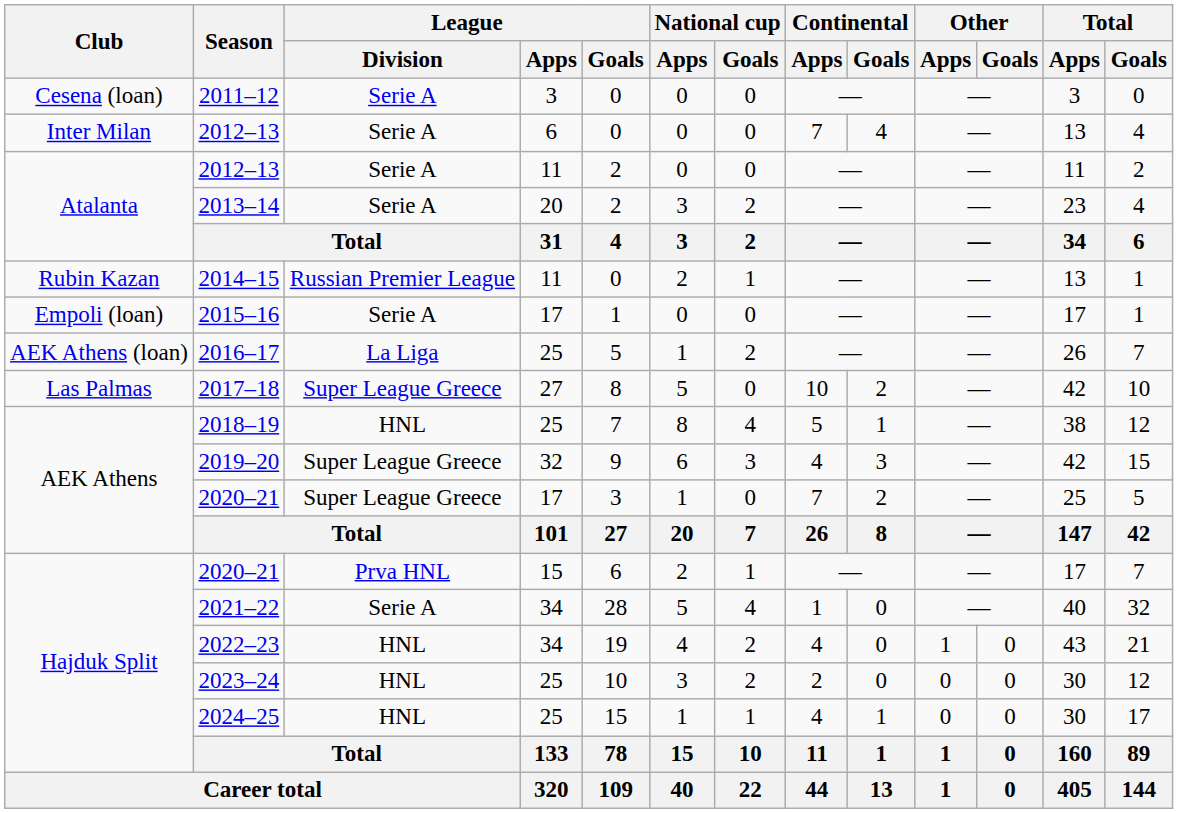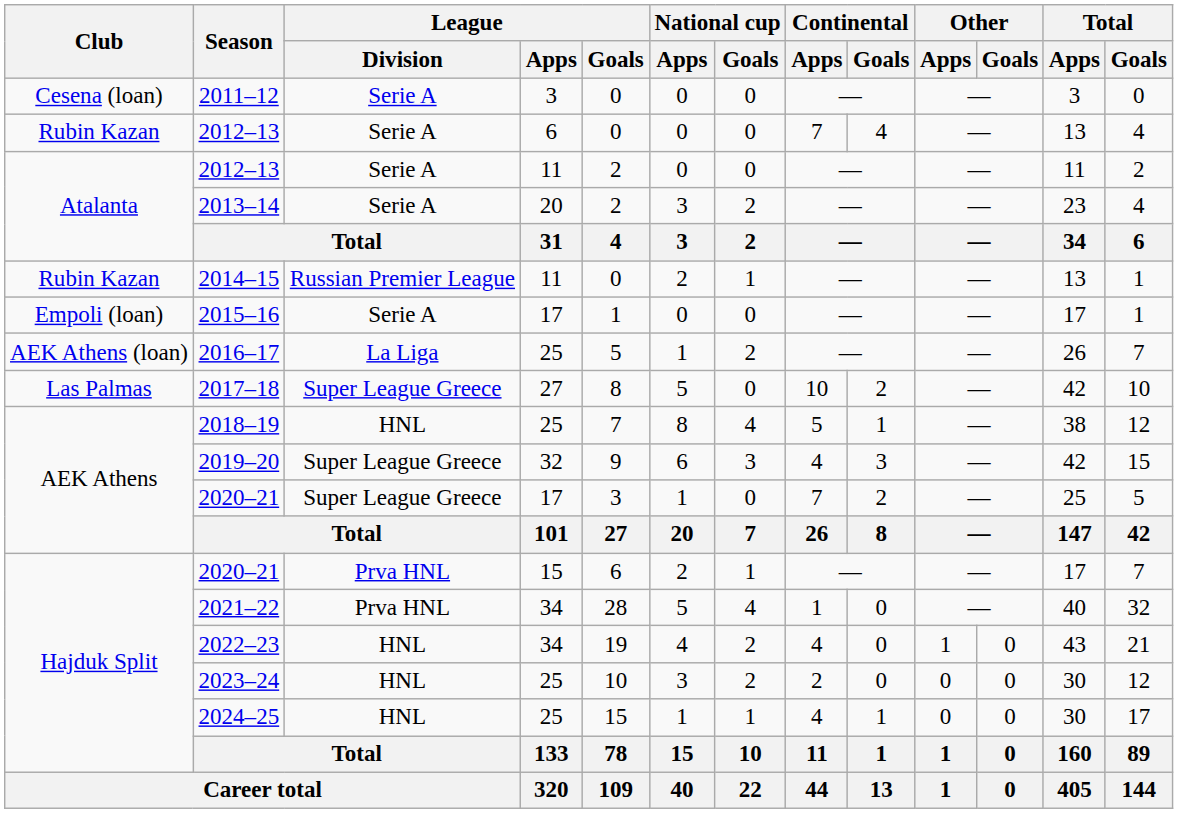(99, 132) Inter Milan -> (99, 132) Rubin Kazan
(402, 607) Serie A -> (402, 607) Prva HNL
